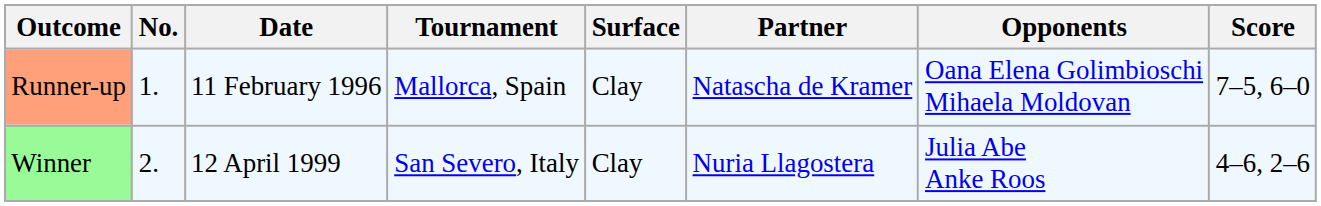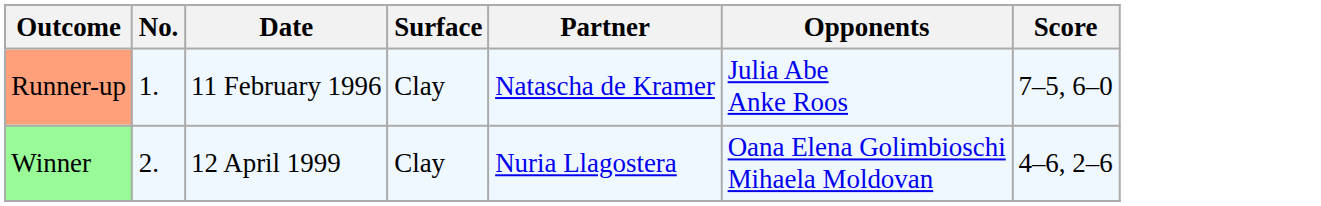- column: (487, 26)
(1064, 86) Oana Elena Golimbioschi Mihaela Moldovan -> (788, 86) Julia Abe Anke Roos
(985, 162) Julia Abe Anke Roos -> (867, 162) Oana Elena Golimbioschi Mihaela Moldovan
